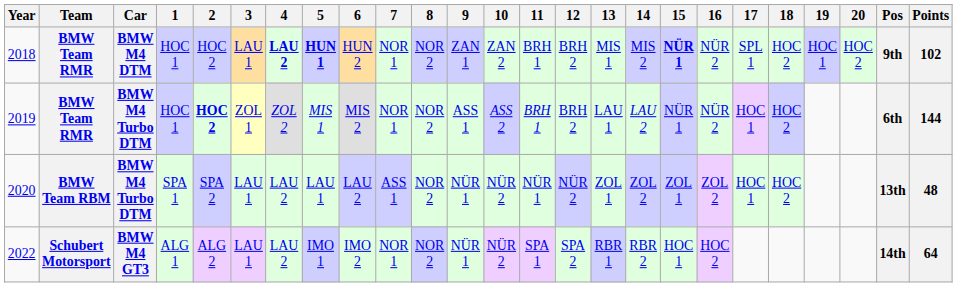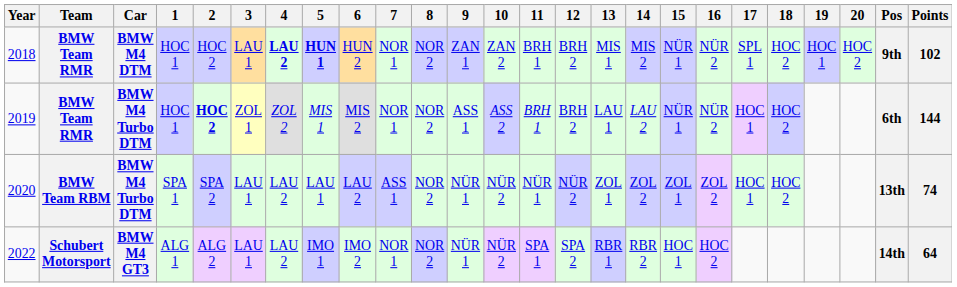(679, 54) bold -> (678, 54) normal
(931, 190) 48 -> (930, 190) 74
